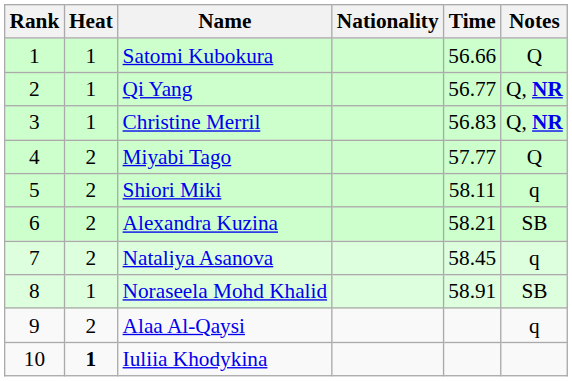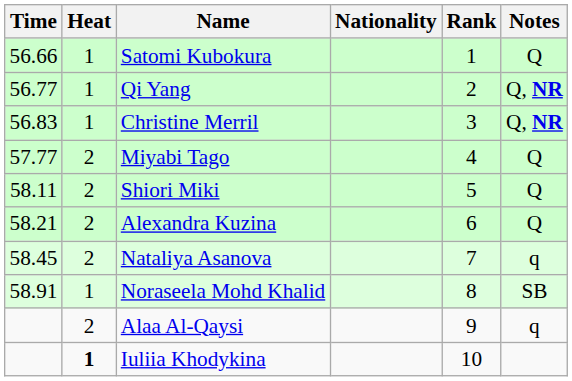columns swapped: (34, 21) <-> (472, 21)
(534, 190) q -> (534, 190) Q
(534, 223) SB -> (534, 223) Q
